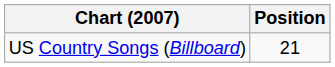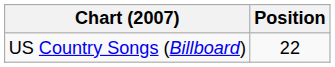(290, 47) 21 -> (290, 47) 22
